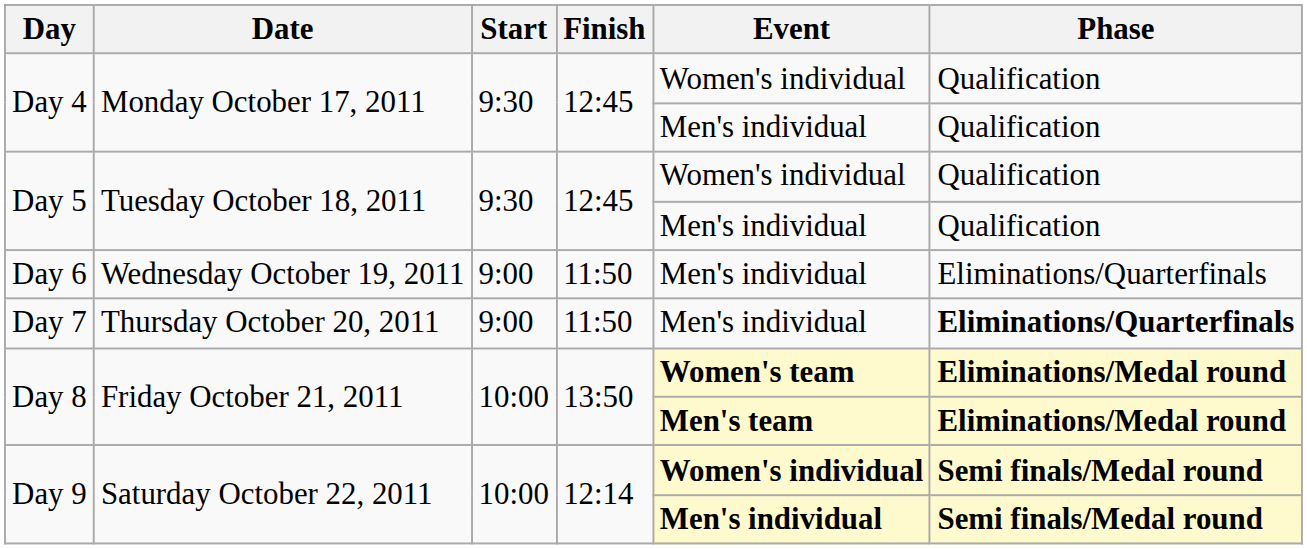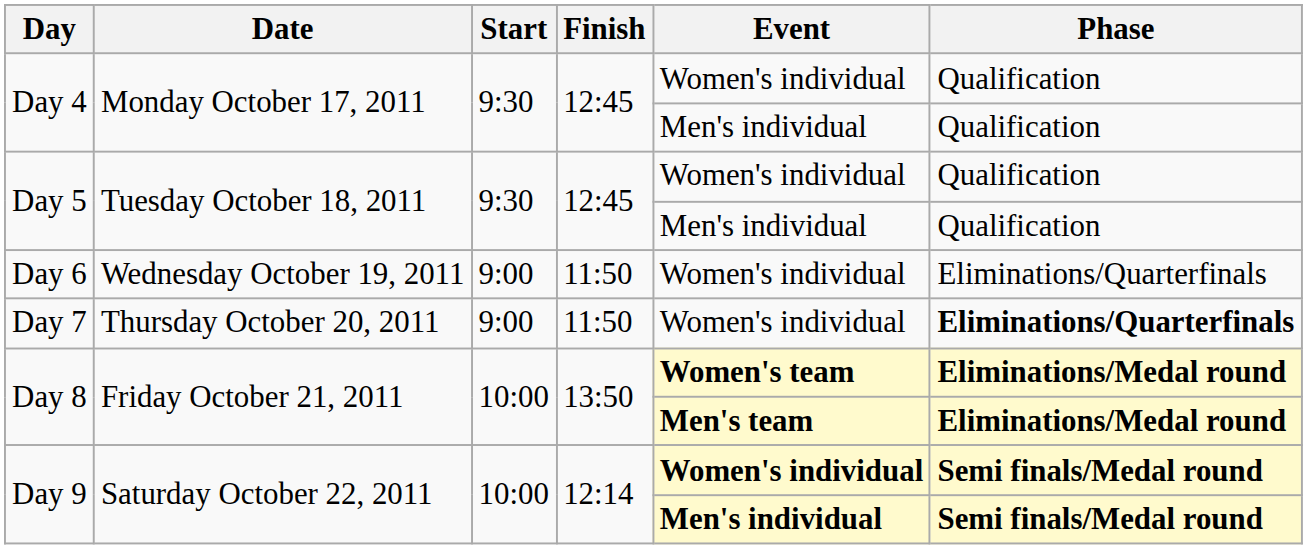(763, 273) Men's individual -> (783, 273) Women's individual
(763, 322) Men's individual -> (783, 322) Women's individual
